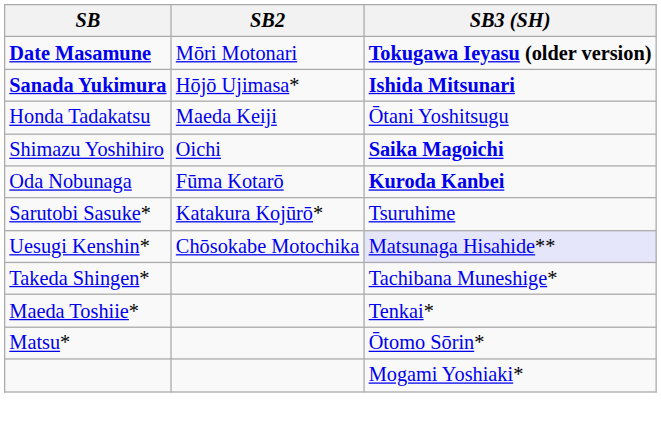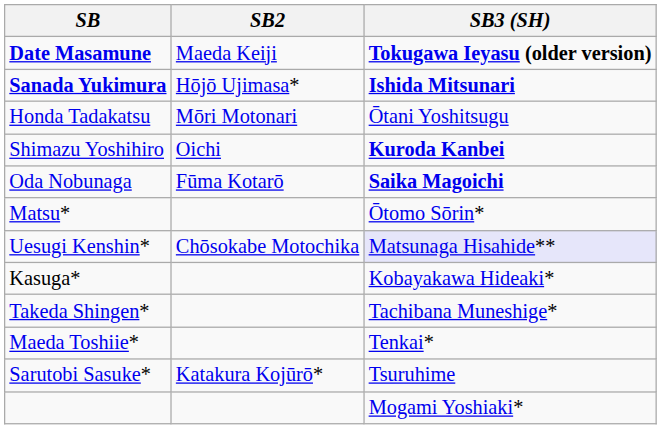(237, 52) Mōri Motonari -> (226, 52) Maeda Keiji
(226, 117) Maeda Keiji -> (237, 117) Mōri Motonari
(436, 149) Saika Magoichi -> (436, 149) Kuroda Kanbei
(436, 181) Kuroda Kanbei -> (436, 181) Saika Magoichi
rows swapped: (80, 213) <-> (40, 342)
+ row: (45, 278)
